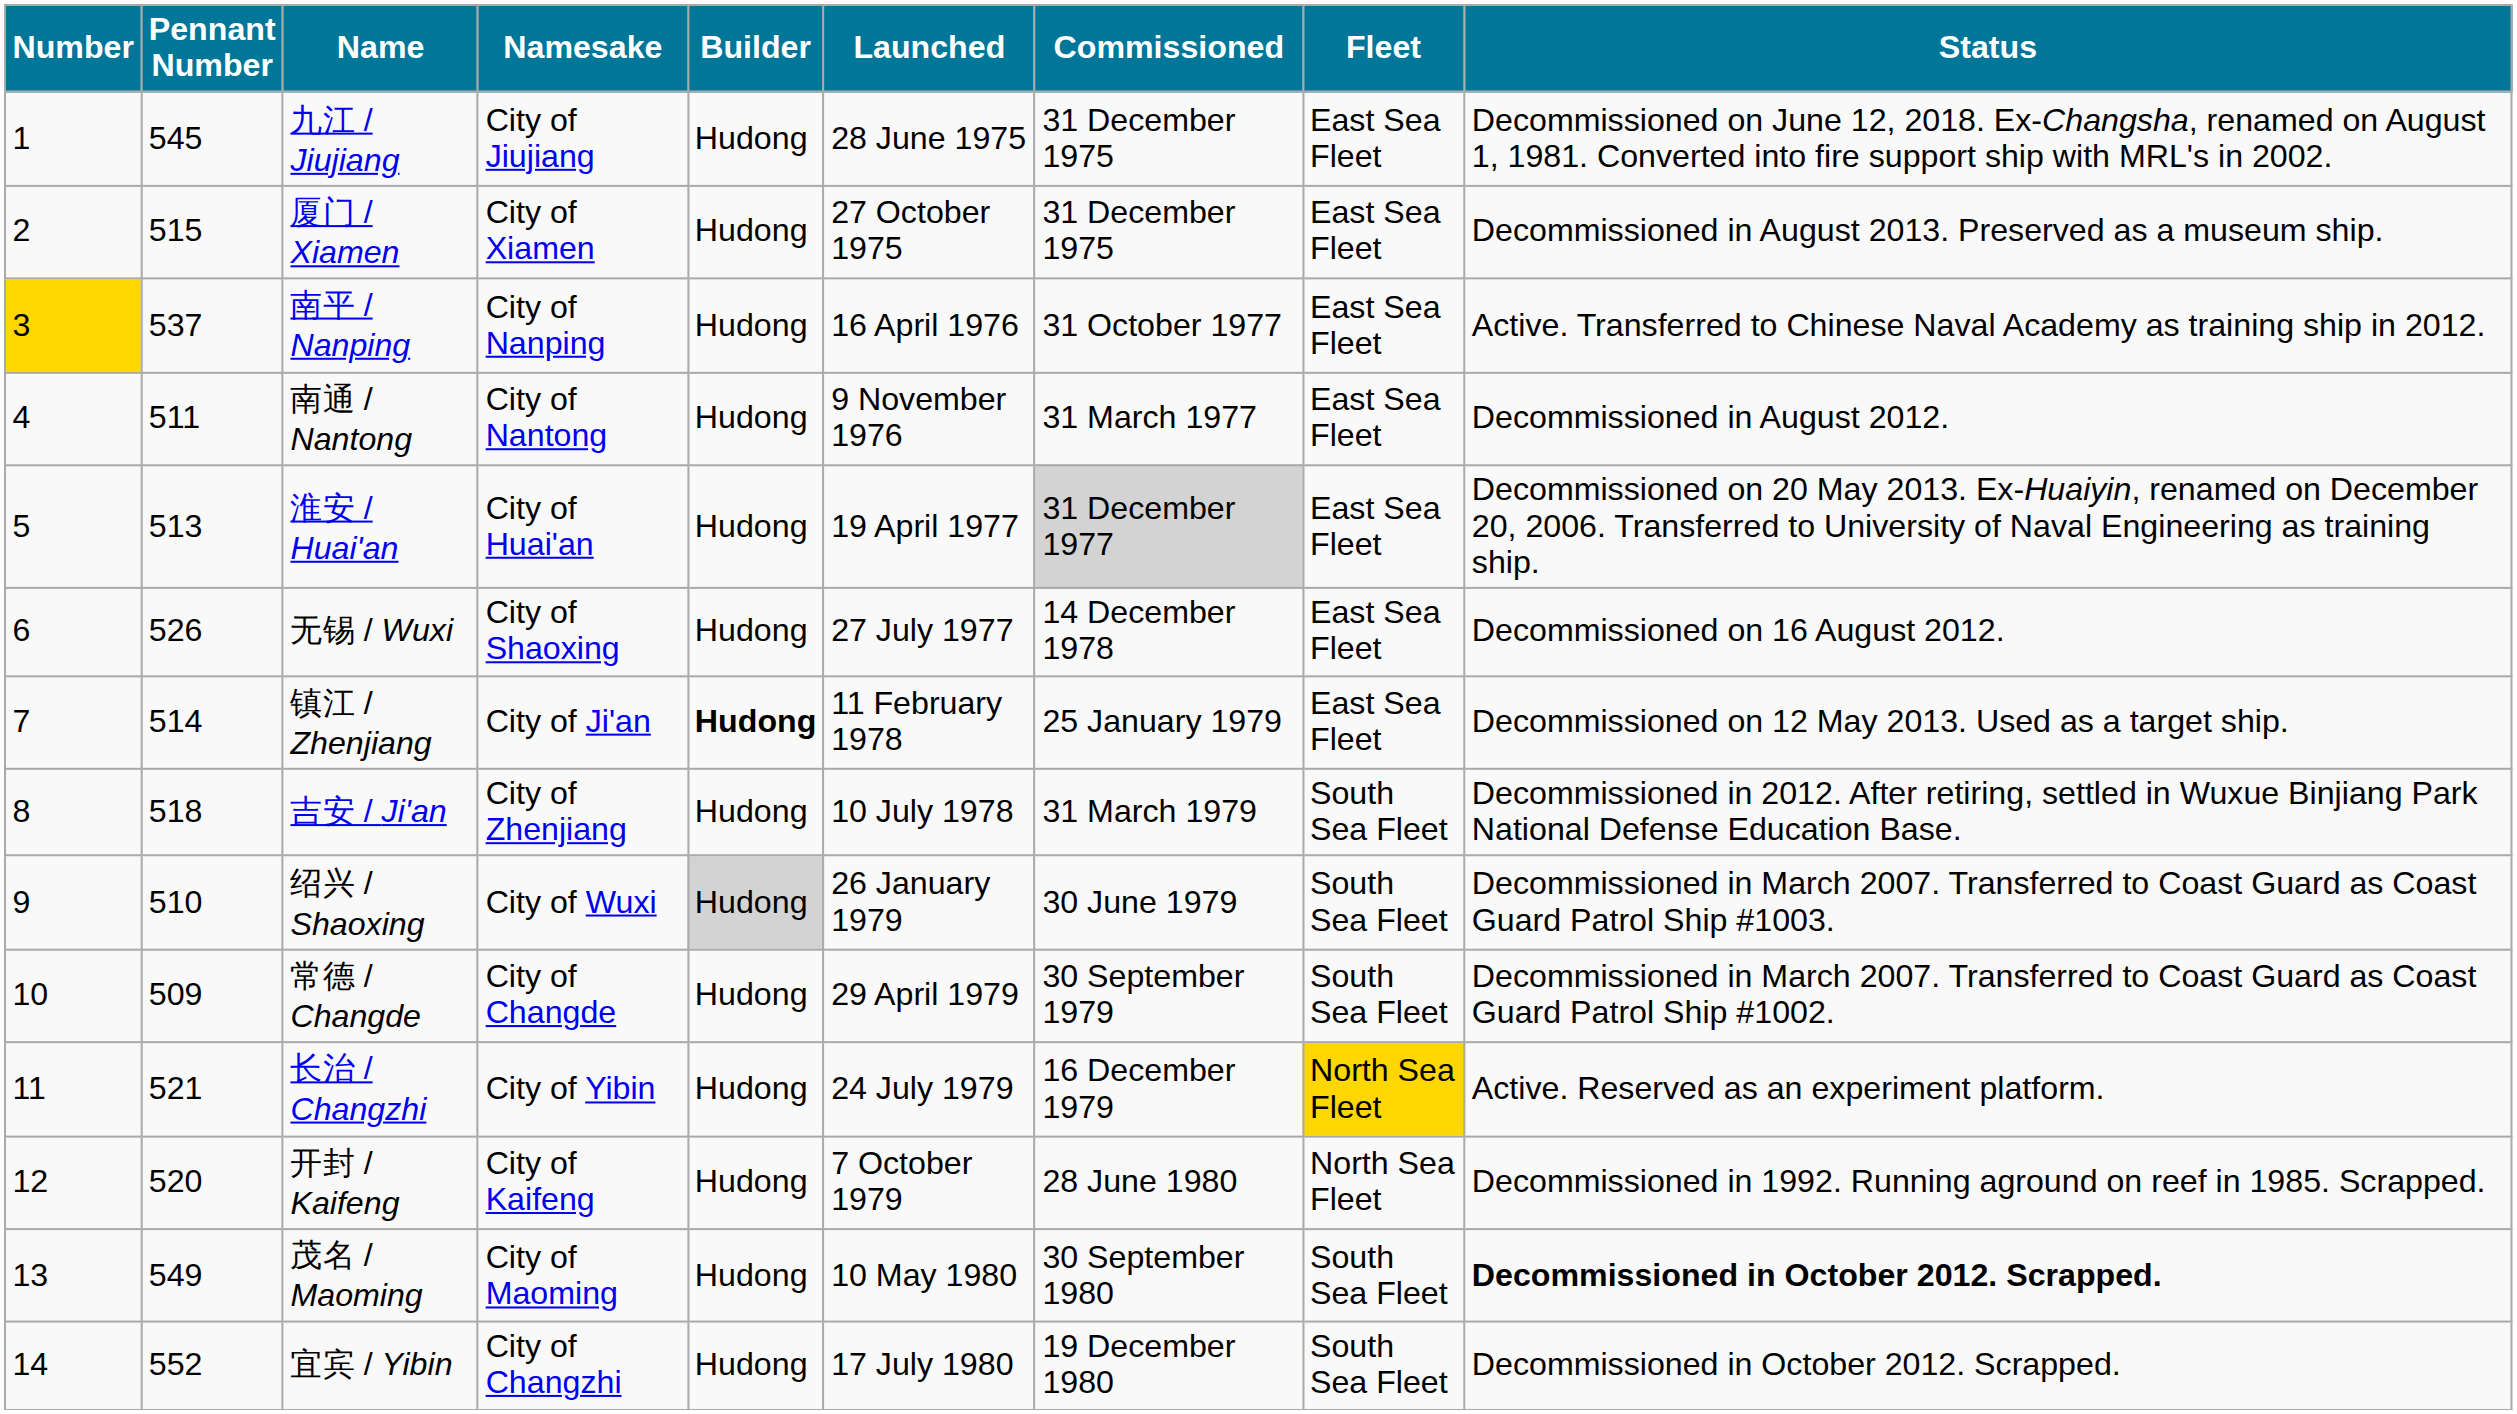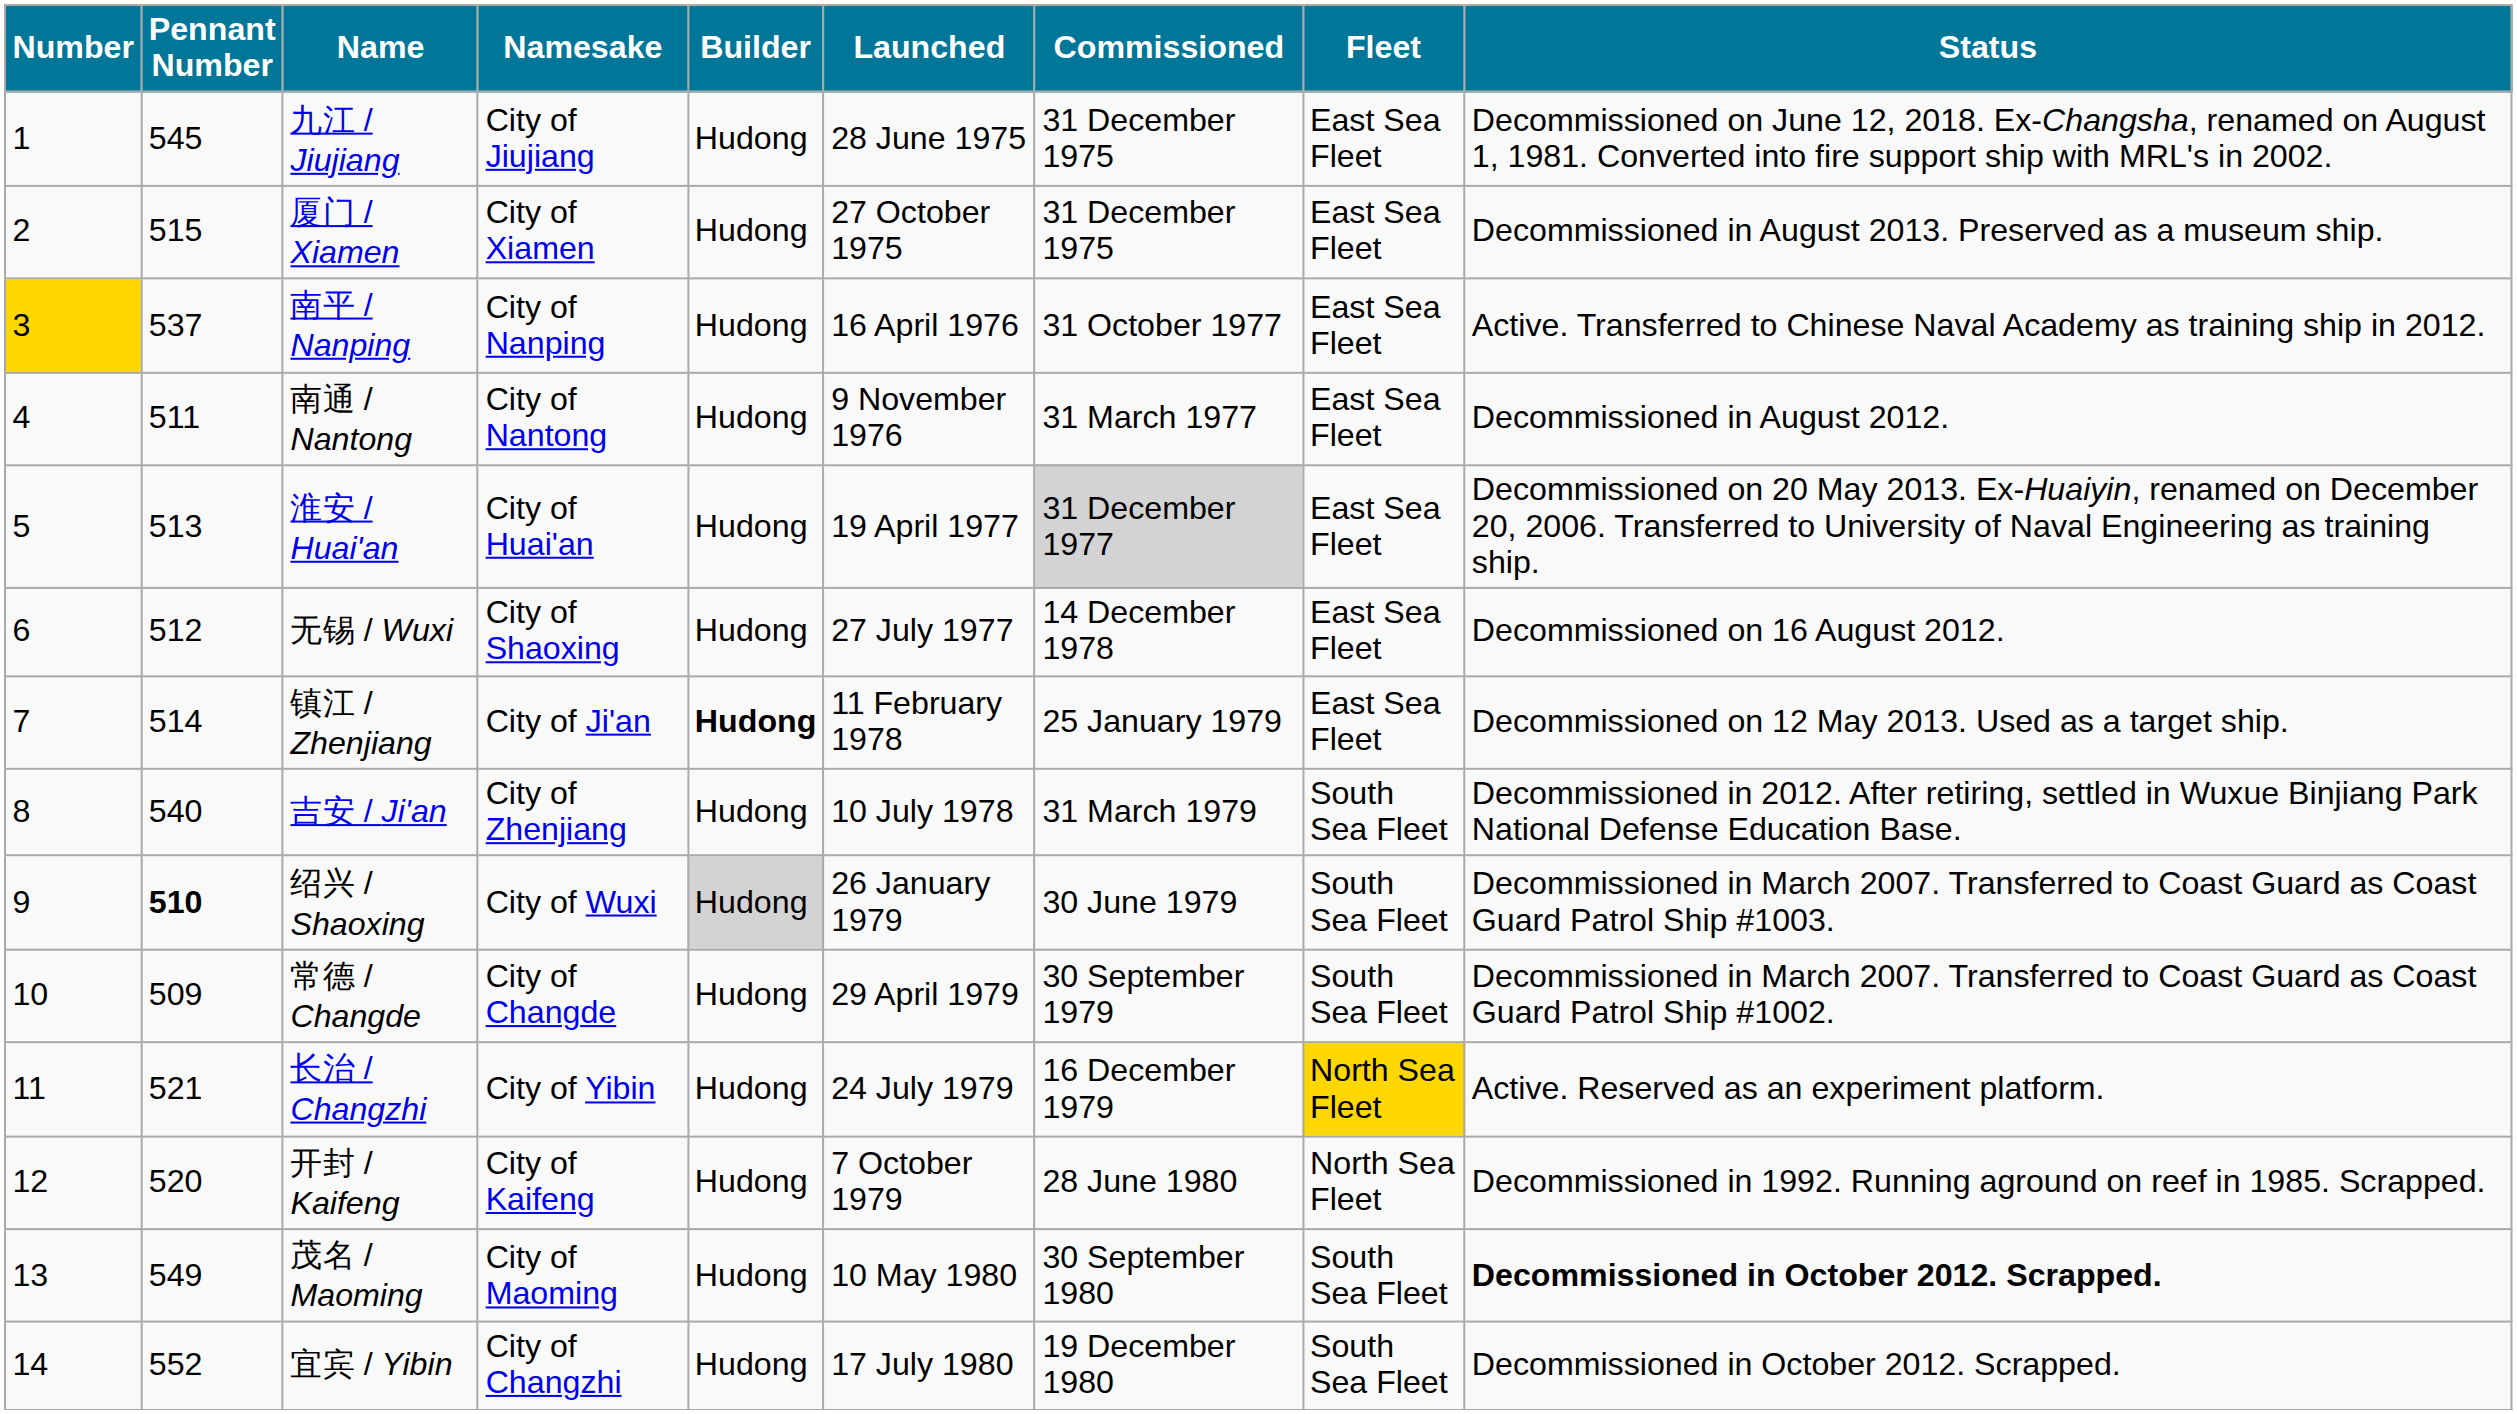(176, 631) 526 -> (176, 631) 512
(176, 811) 518 -> (176, 811) 540
(176, 902) normal -> (176, 902) bold
